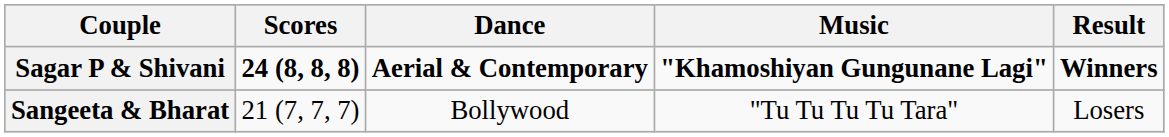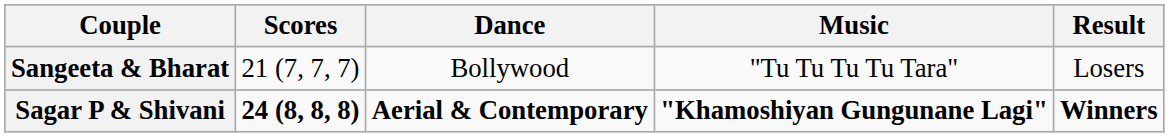rows swapped: (120, 68) <-> (120, 110)
